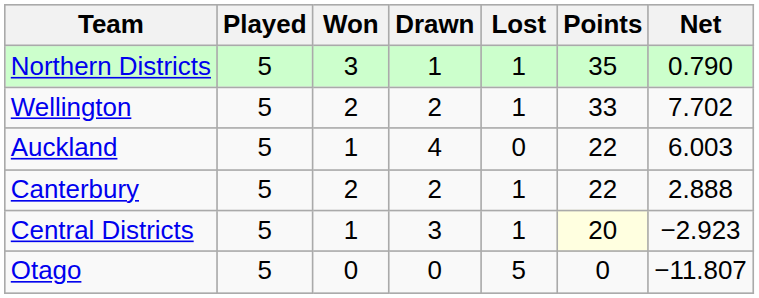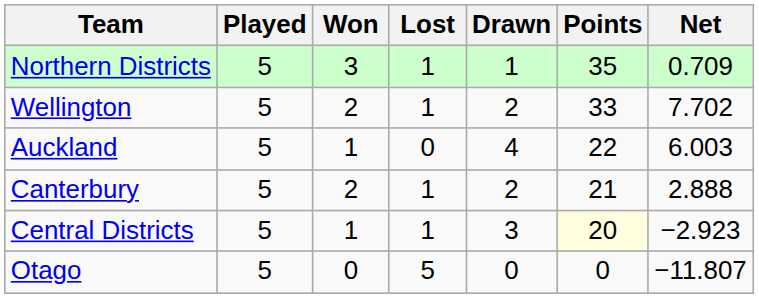columns swapped: (519, 25) <-> (435, 25)
(701, 66) 0.790 -> (701, 66) 0.709
(603, 189) 22 -> (603, 189) 21
